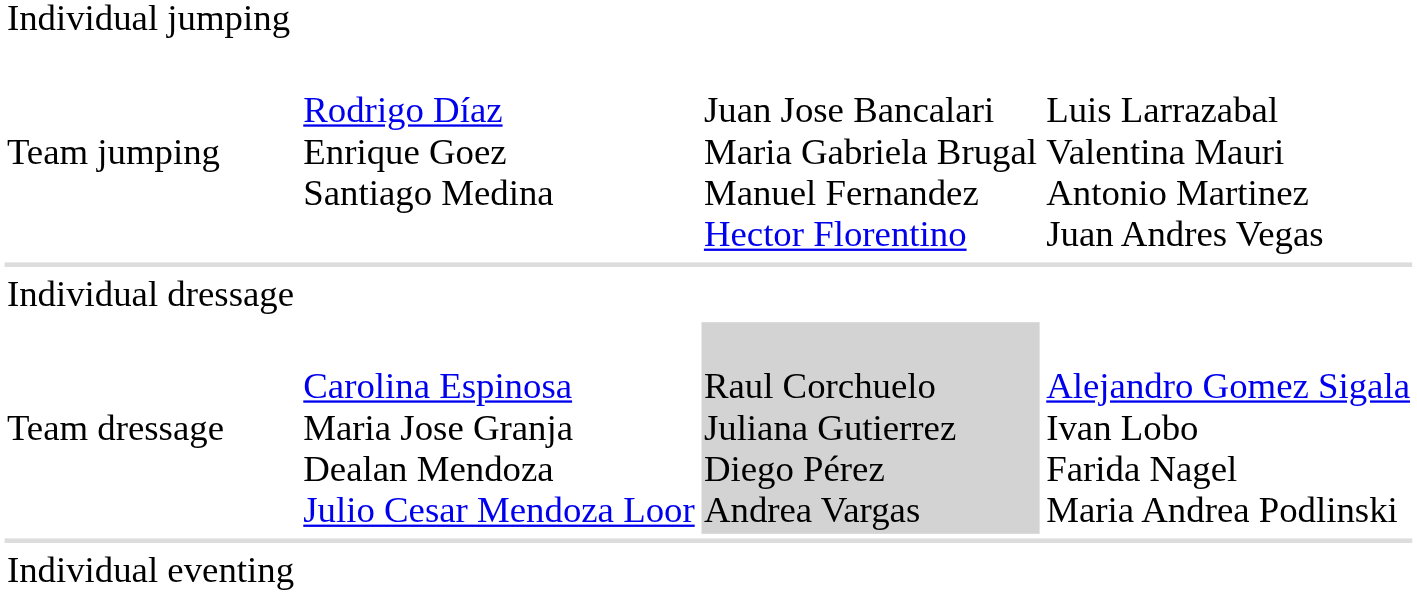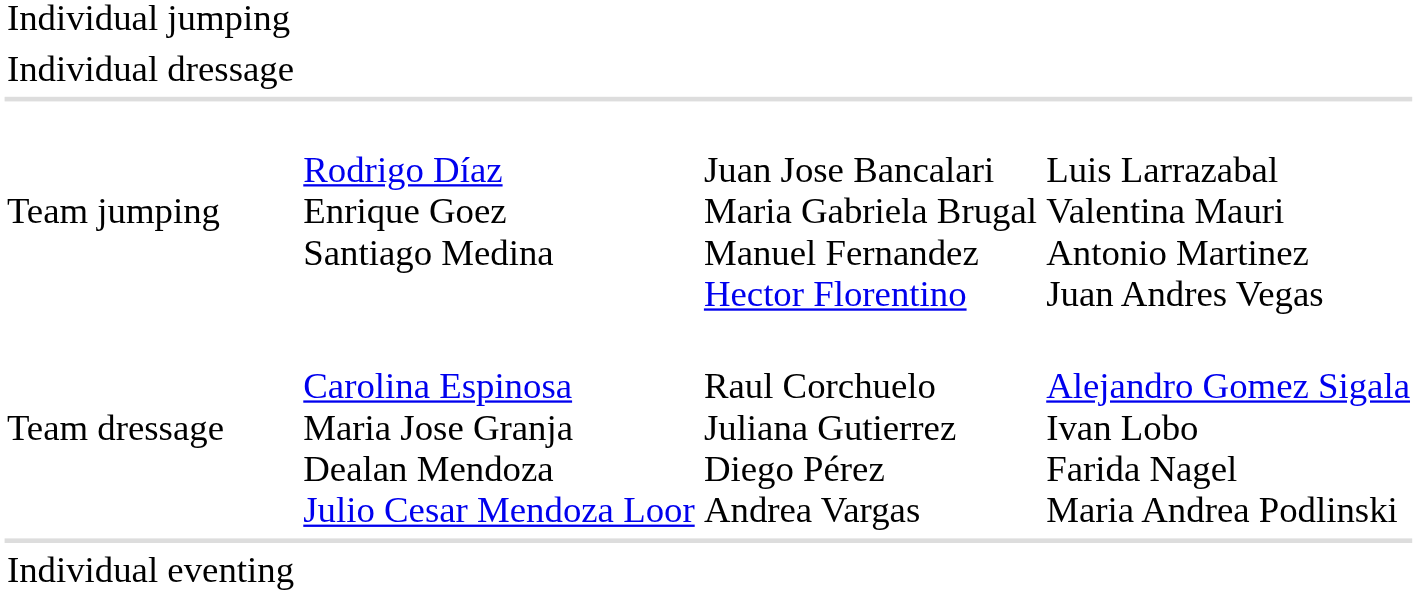rows swapped: (113, 151) <-> (150, 293)
(830, 448) lightgrey background -> (830, 448) no background
